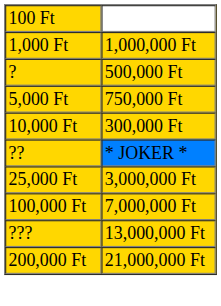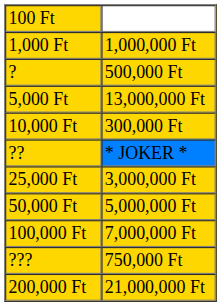(144, 99) 750,000 Ft -> (155, 99) 13,000,000 Ft
+ row: (43, 206)
(155, 233) 13,000,000 Ft -> (144, 260) 750,000 Ft
